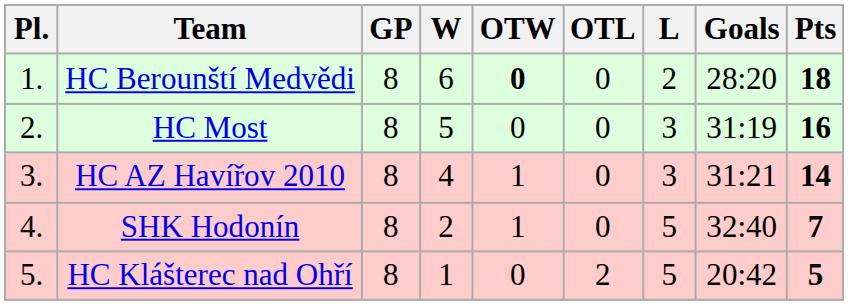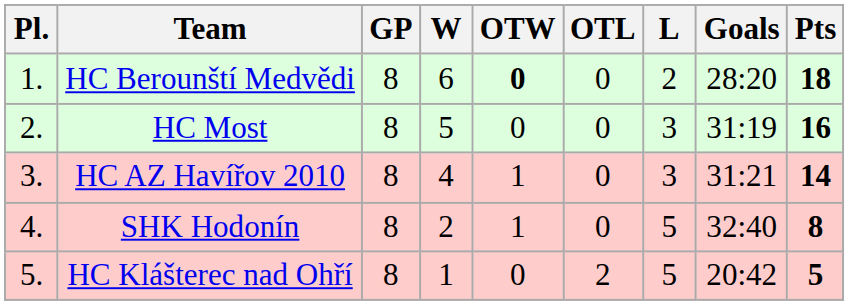(816, 226) 7 -> (816, 226) 8
